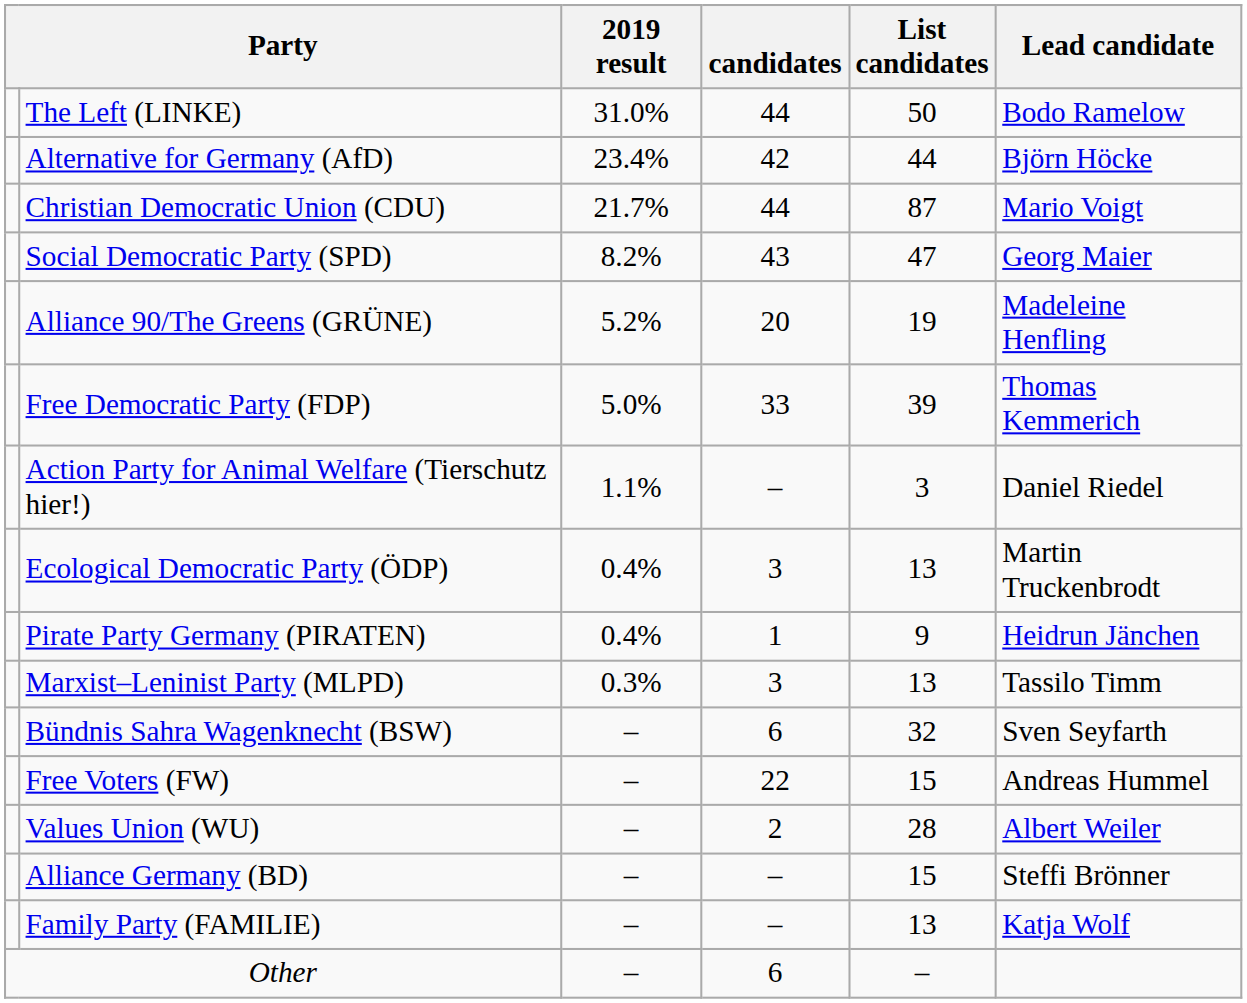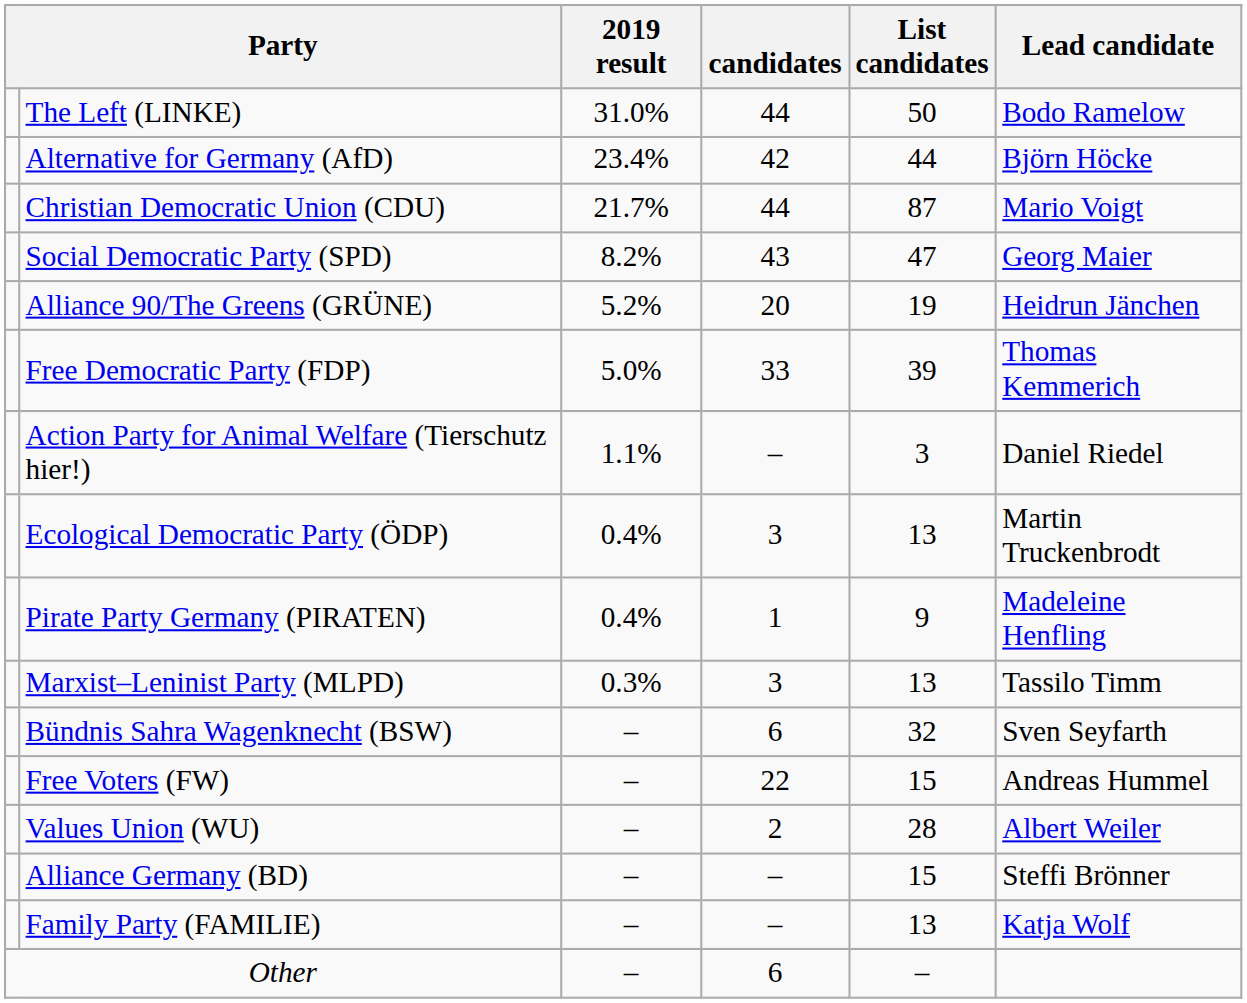(1064, 321) Madeleine Henfling -> (1101, 304) Heidrun Jänchen
(1101, 635) Heidrun Jänchen -> (1064, 618) Madeleine Henfling
